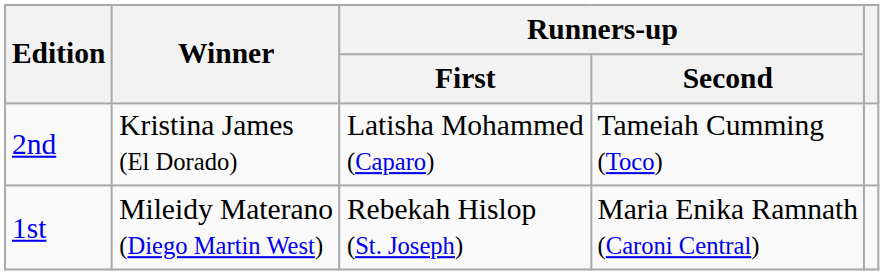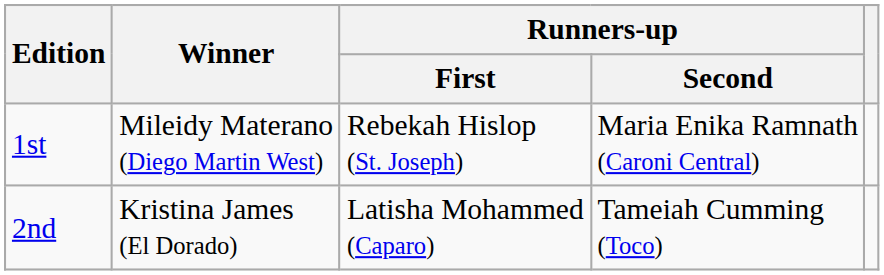rows swapped: (29, 227) <-> (34, 144)
